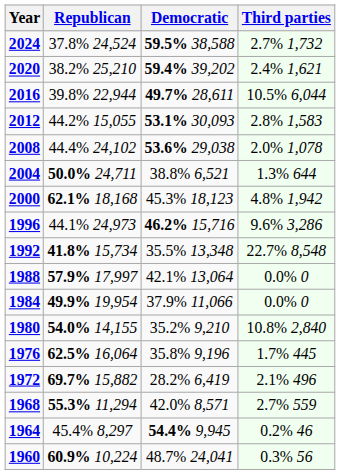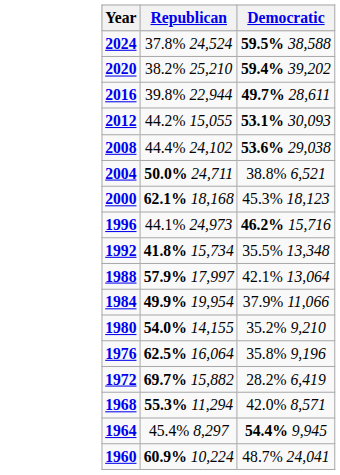- column: (286, 18)
